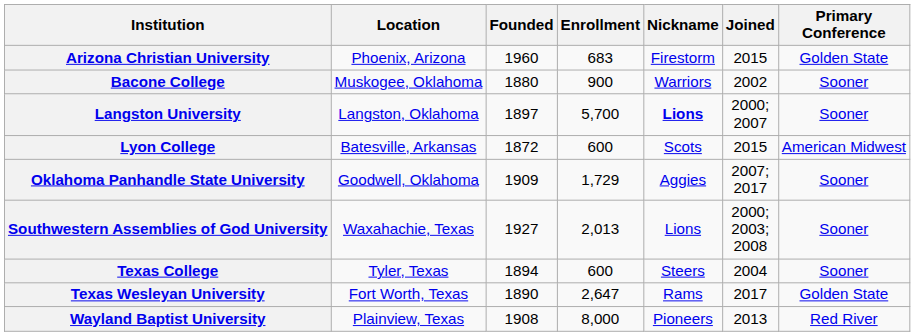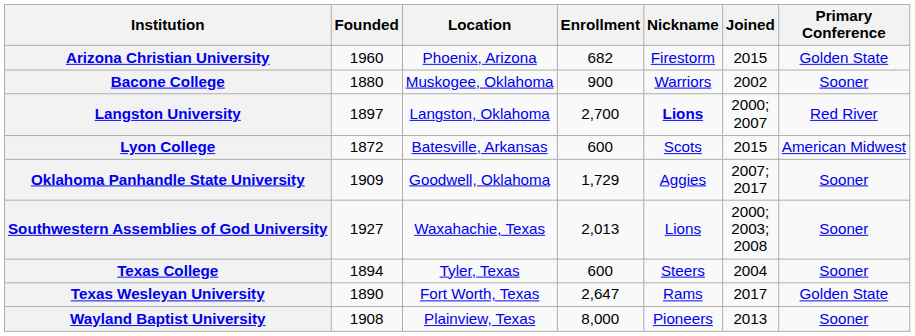columns swapped: (408, 25) <-> (521, 25)
(600, 57) 683 -> (600, 57) 682
(600, 114) 5,700 -> (600, 114) 2,700
(844, 114) Sooner -> (844, 114) Red River
(844, 319) Red River -> (844, 319) Sooner
